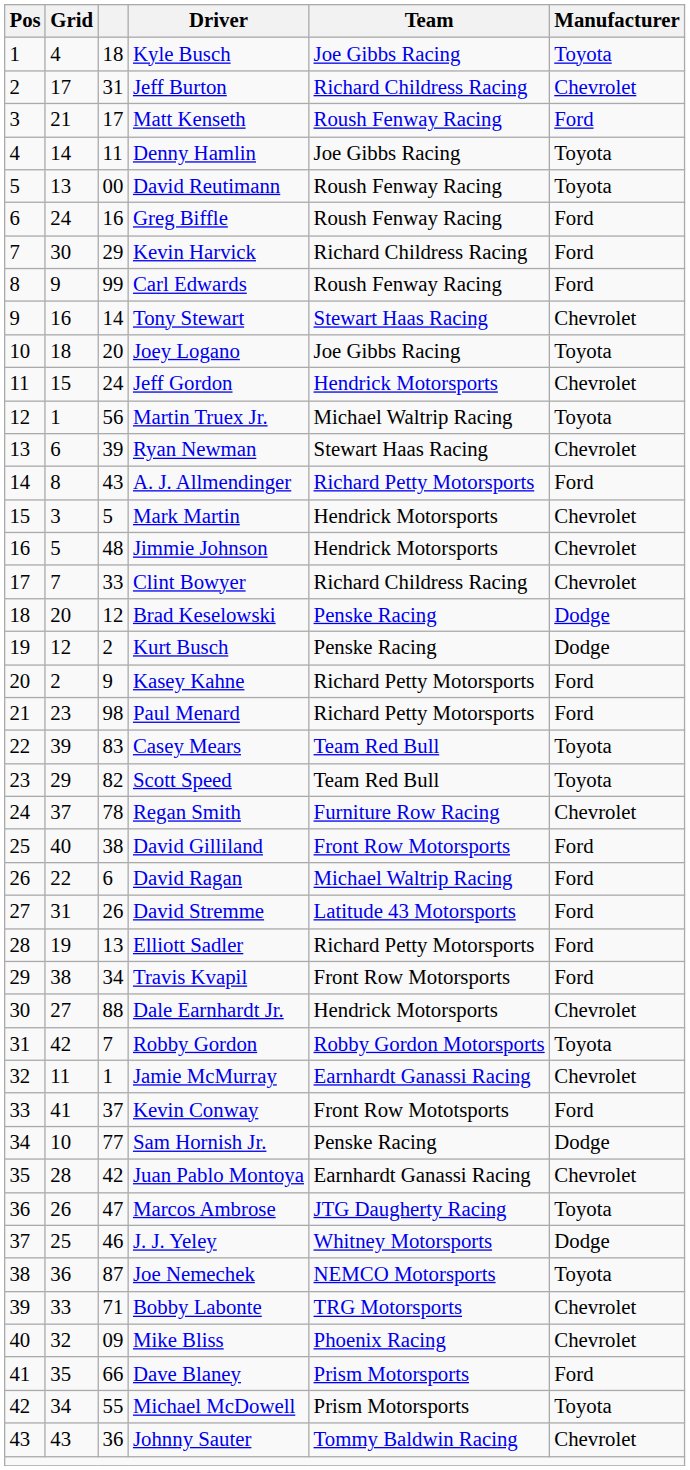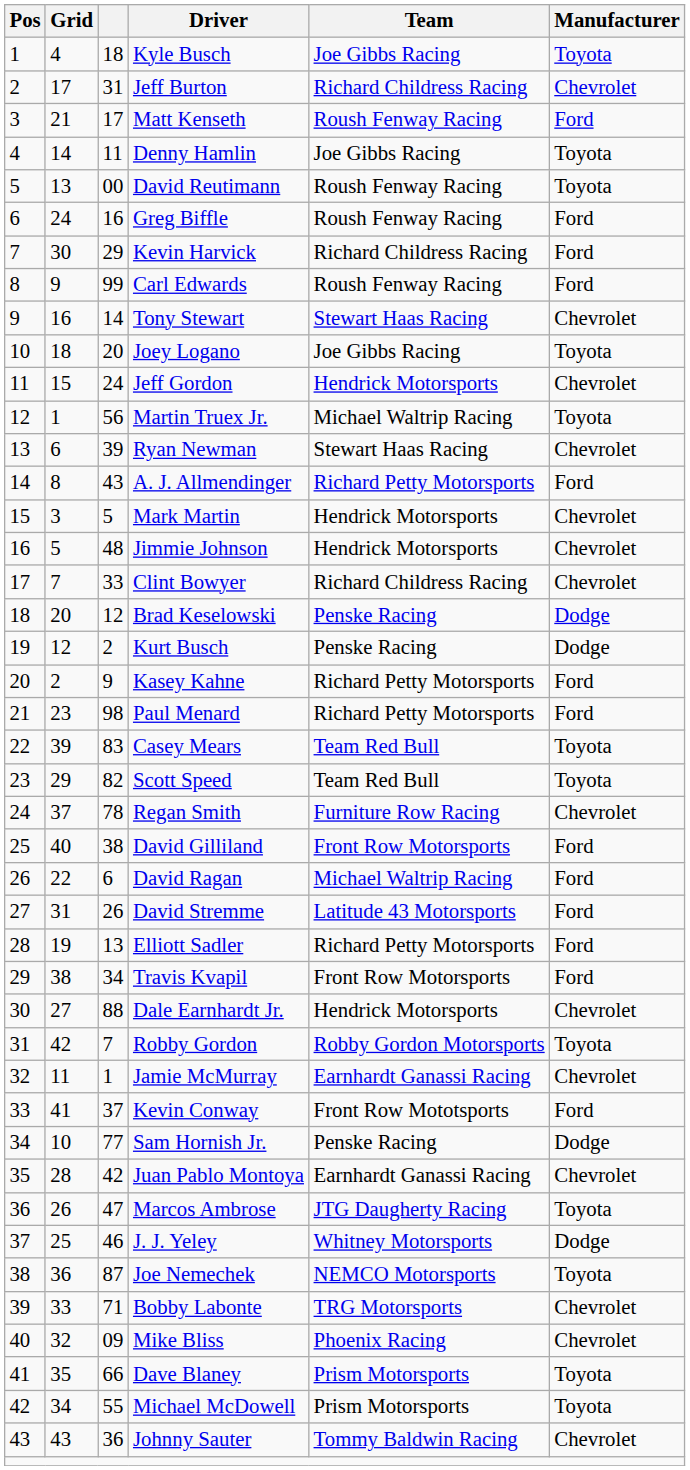(574, 1373) Ford -> (583, 1373) Toyota
